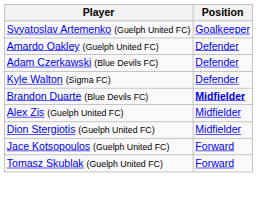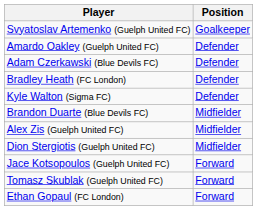+ row: (66, 79)
(220, 96) bold -> (218, 113) normal
+ row: (65, 197)
